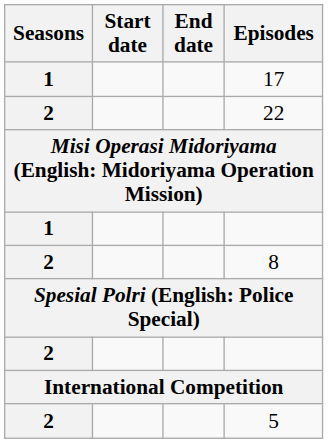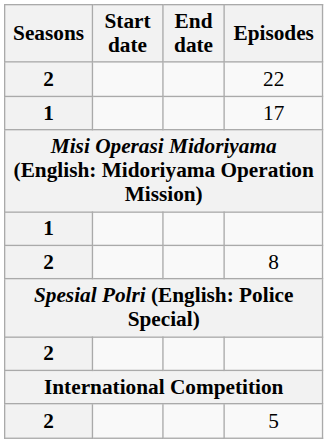rows swapped: (49, 79) <-> (49, 112)
